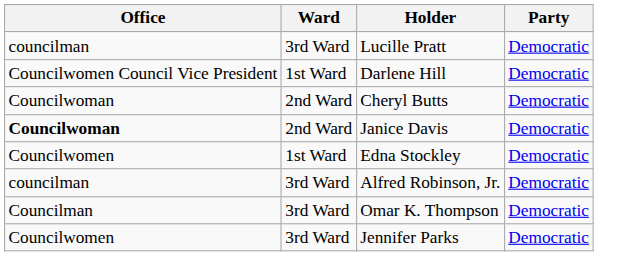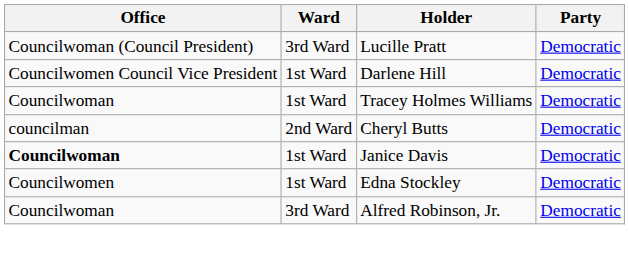(49, 45) councilman -> (131, 45) Councilwoman (Council President)
+ row: (446, 100)
(61, 100) Councilwoman -> (49, 127) councilman
(319, 127) 2nd Ward -> (316, 155) 1st Ward
(49, 182) councilman -> (61, 210) Councilwoman
- row: (429, 210)
- row: (409, 237)
